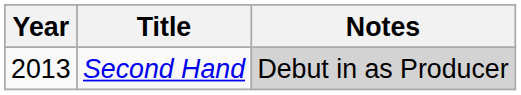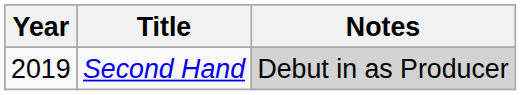(41, 69) 2013 -> (41, 69) 2019
